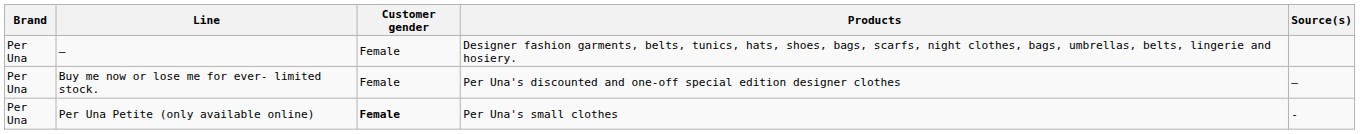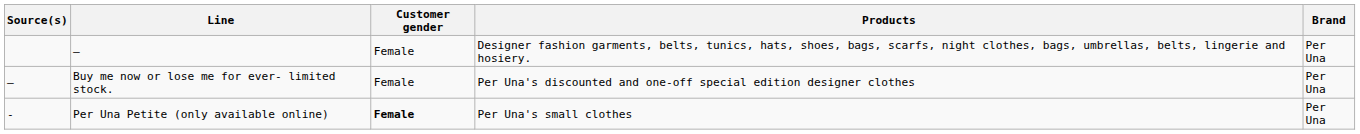columns swapped: (30, 20) <-> (1322, 20)
